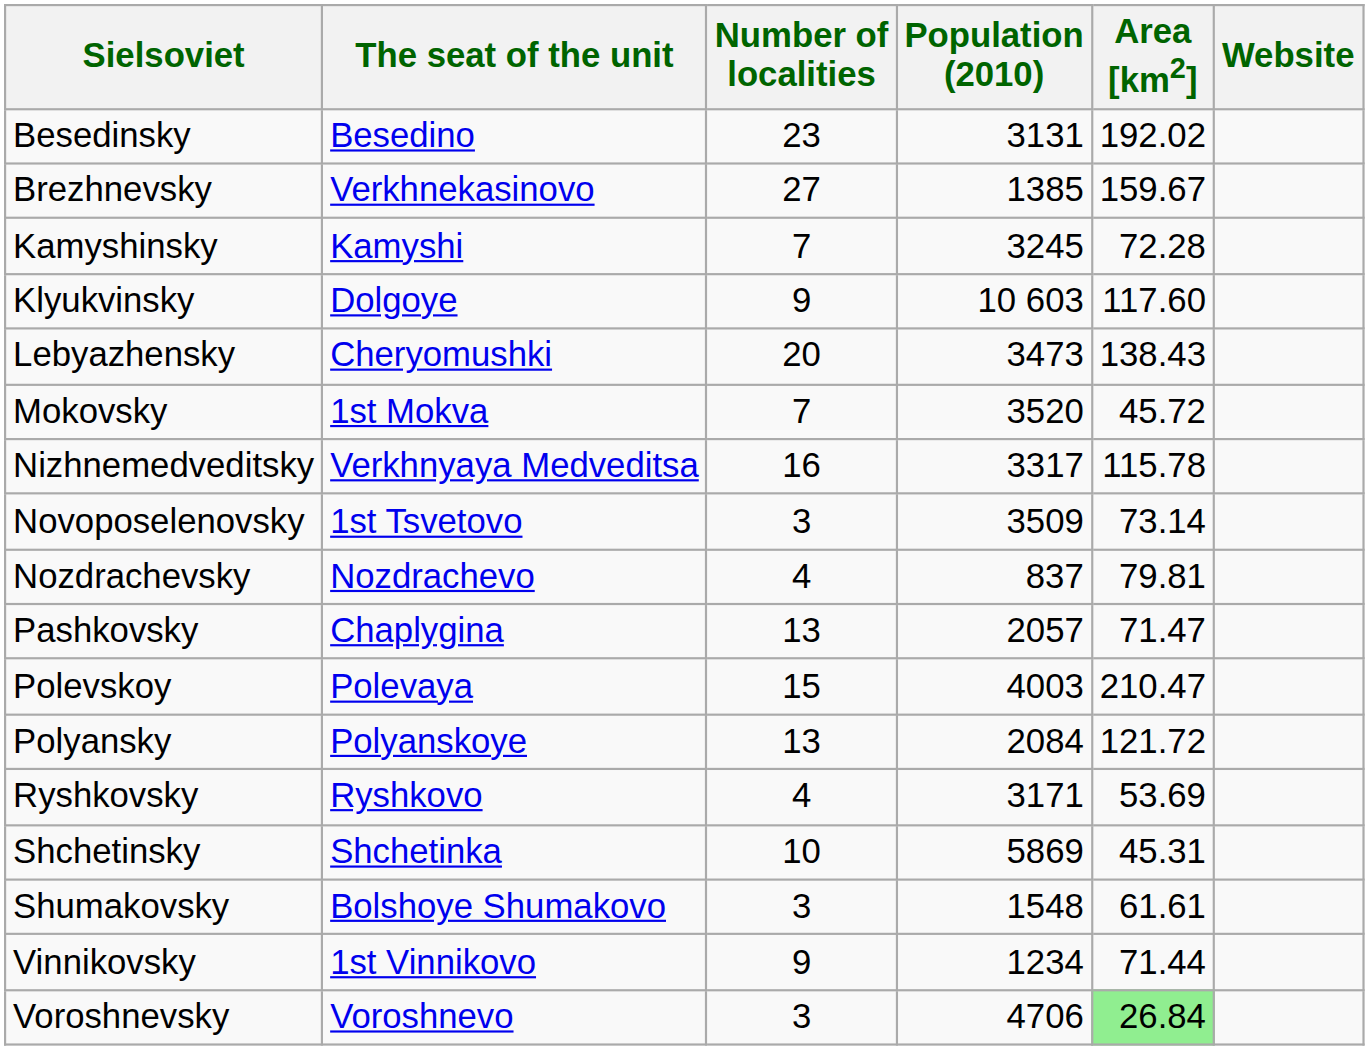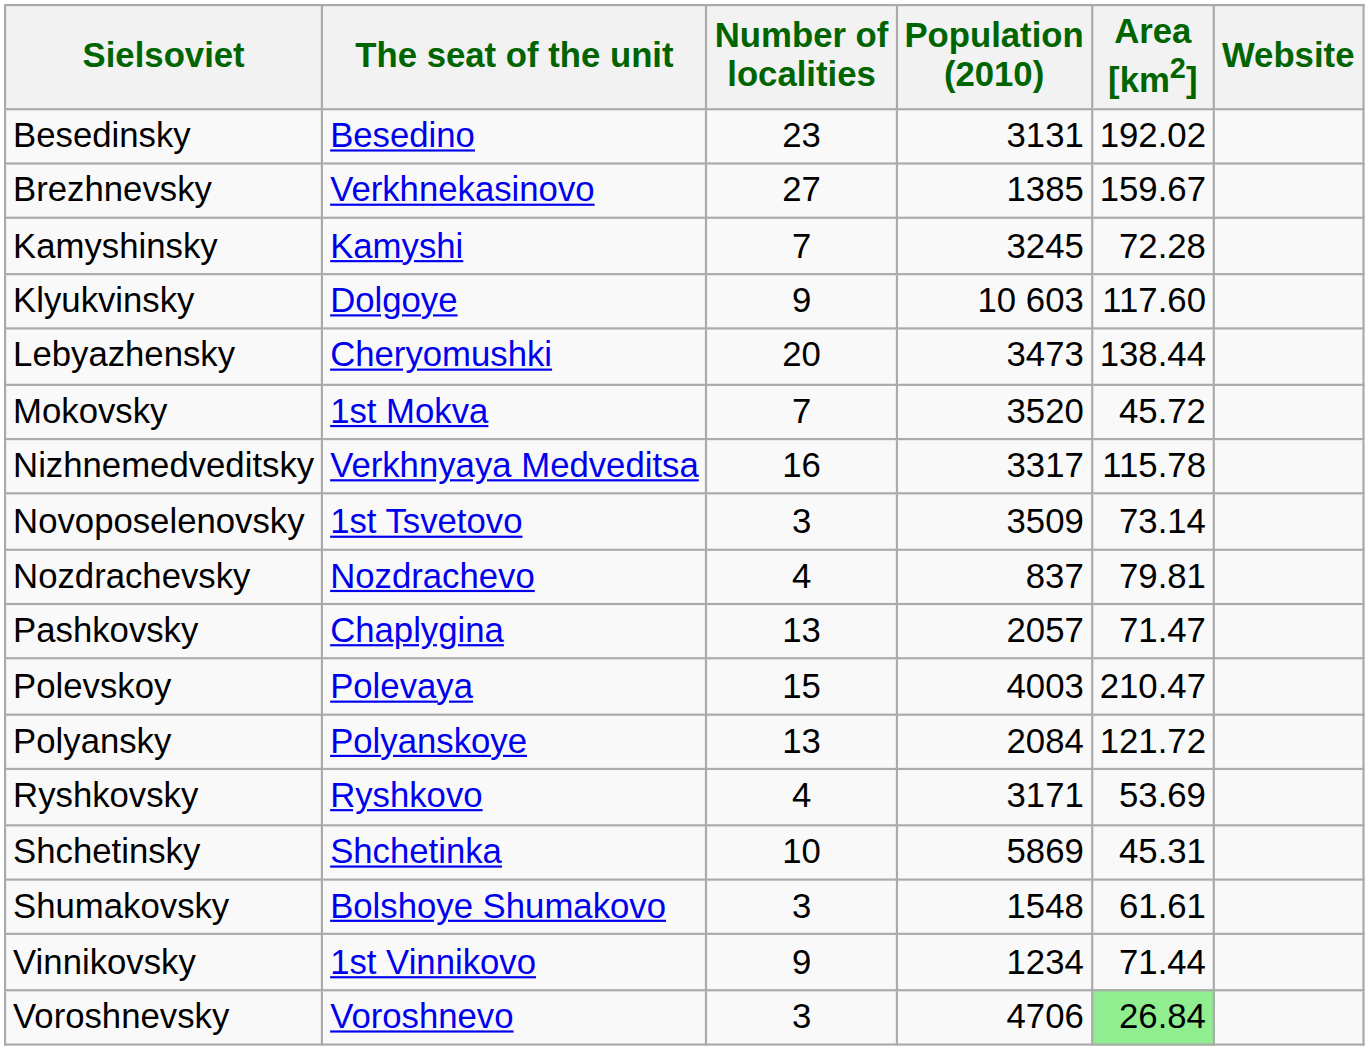(1153, 355) 138.43 -> (1153, 355) 138.44
